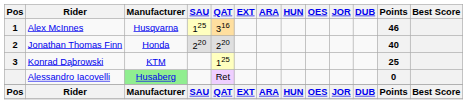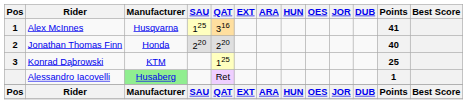(394, 27) 46 -> (394, 27) 41
(394, 77) 0 -> (394, 77) 1
